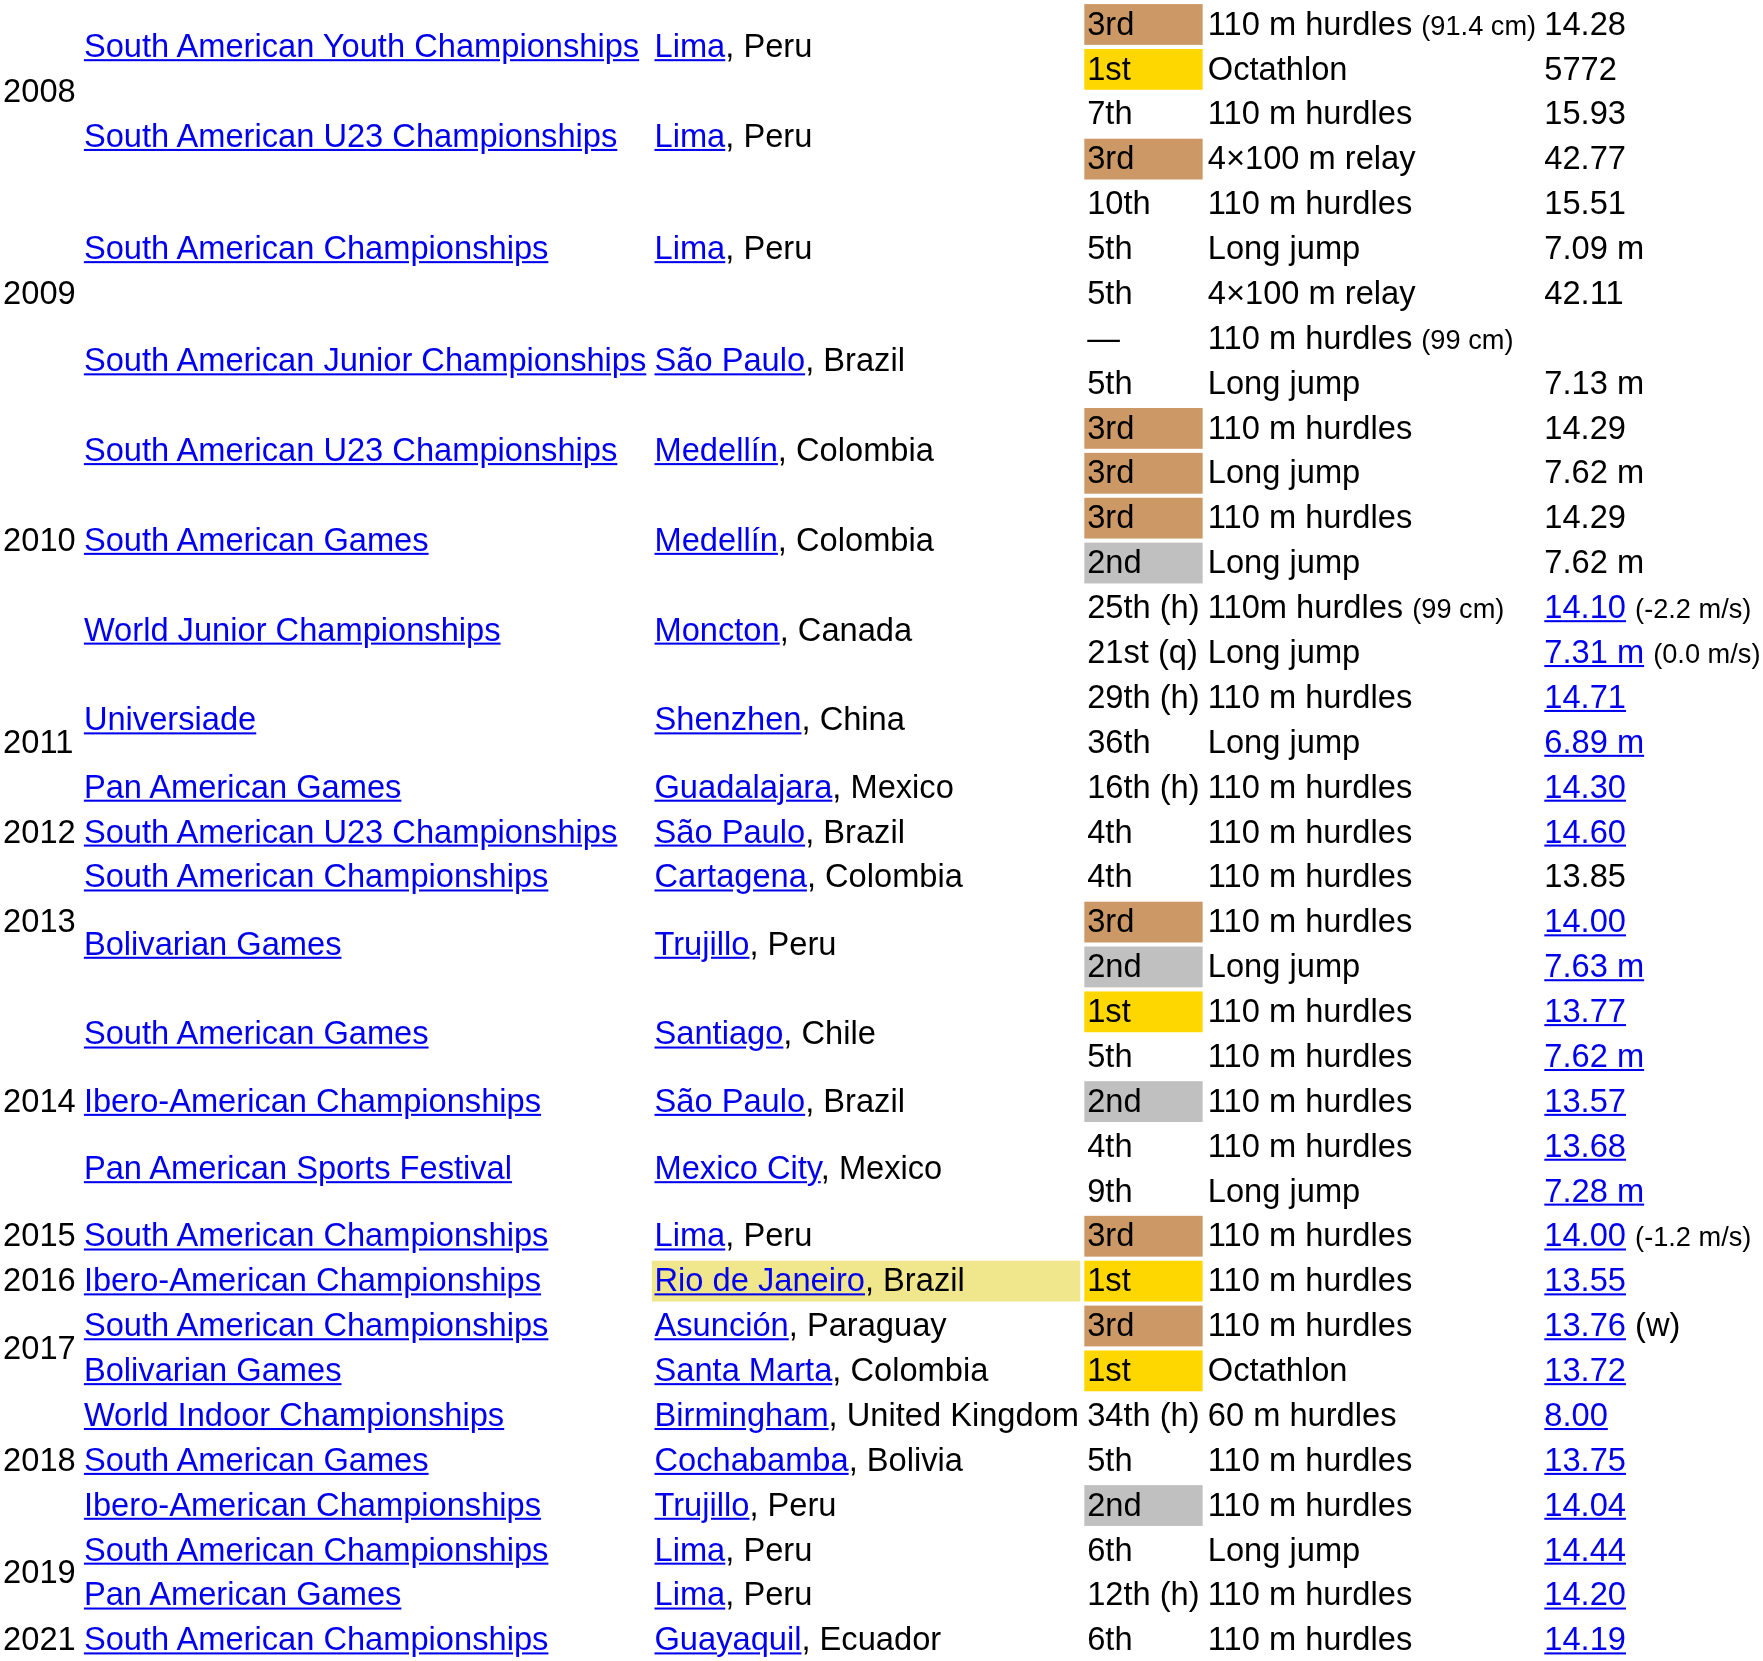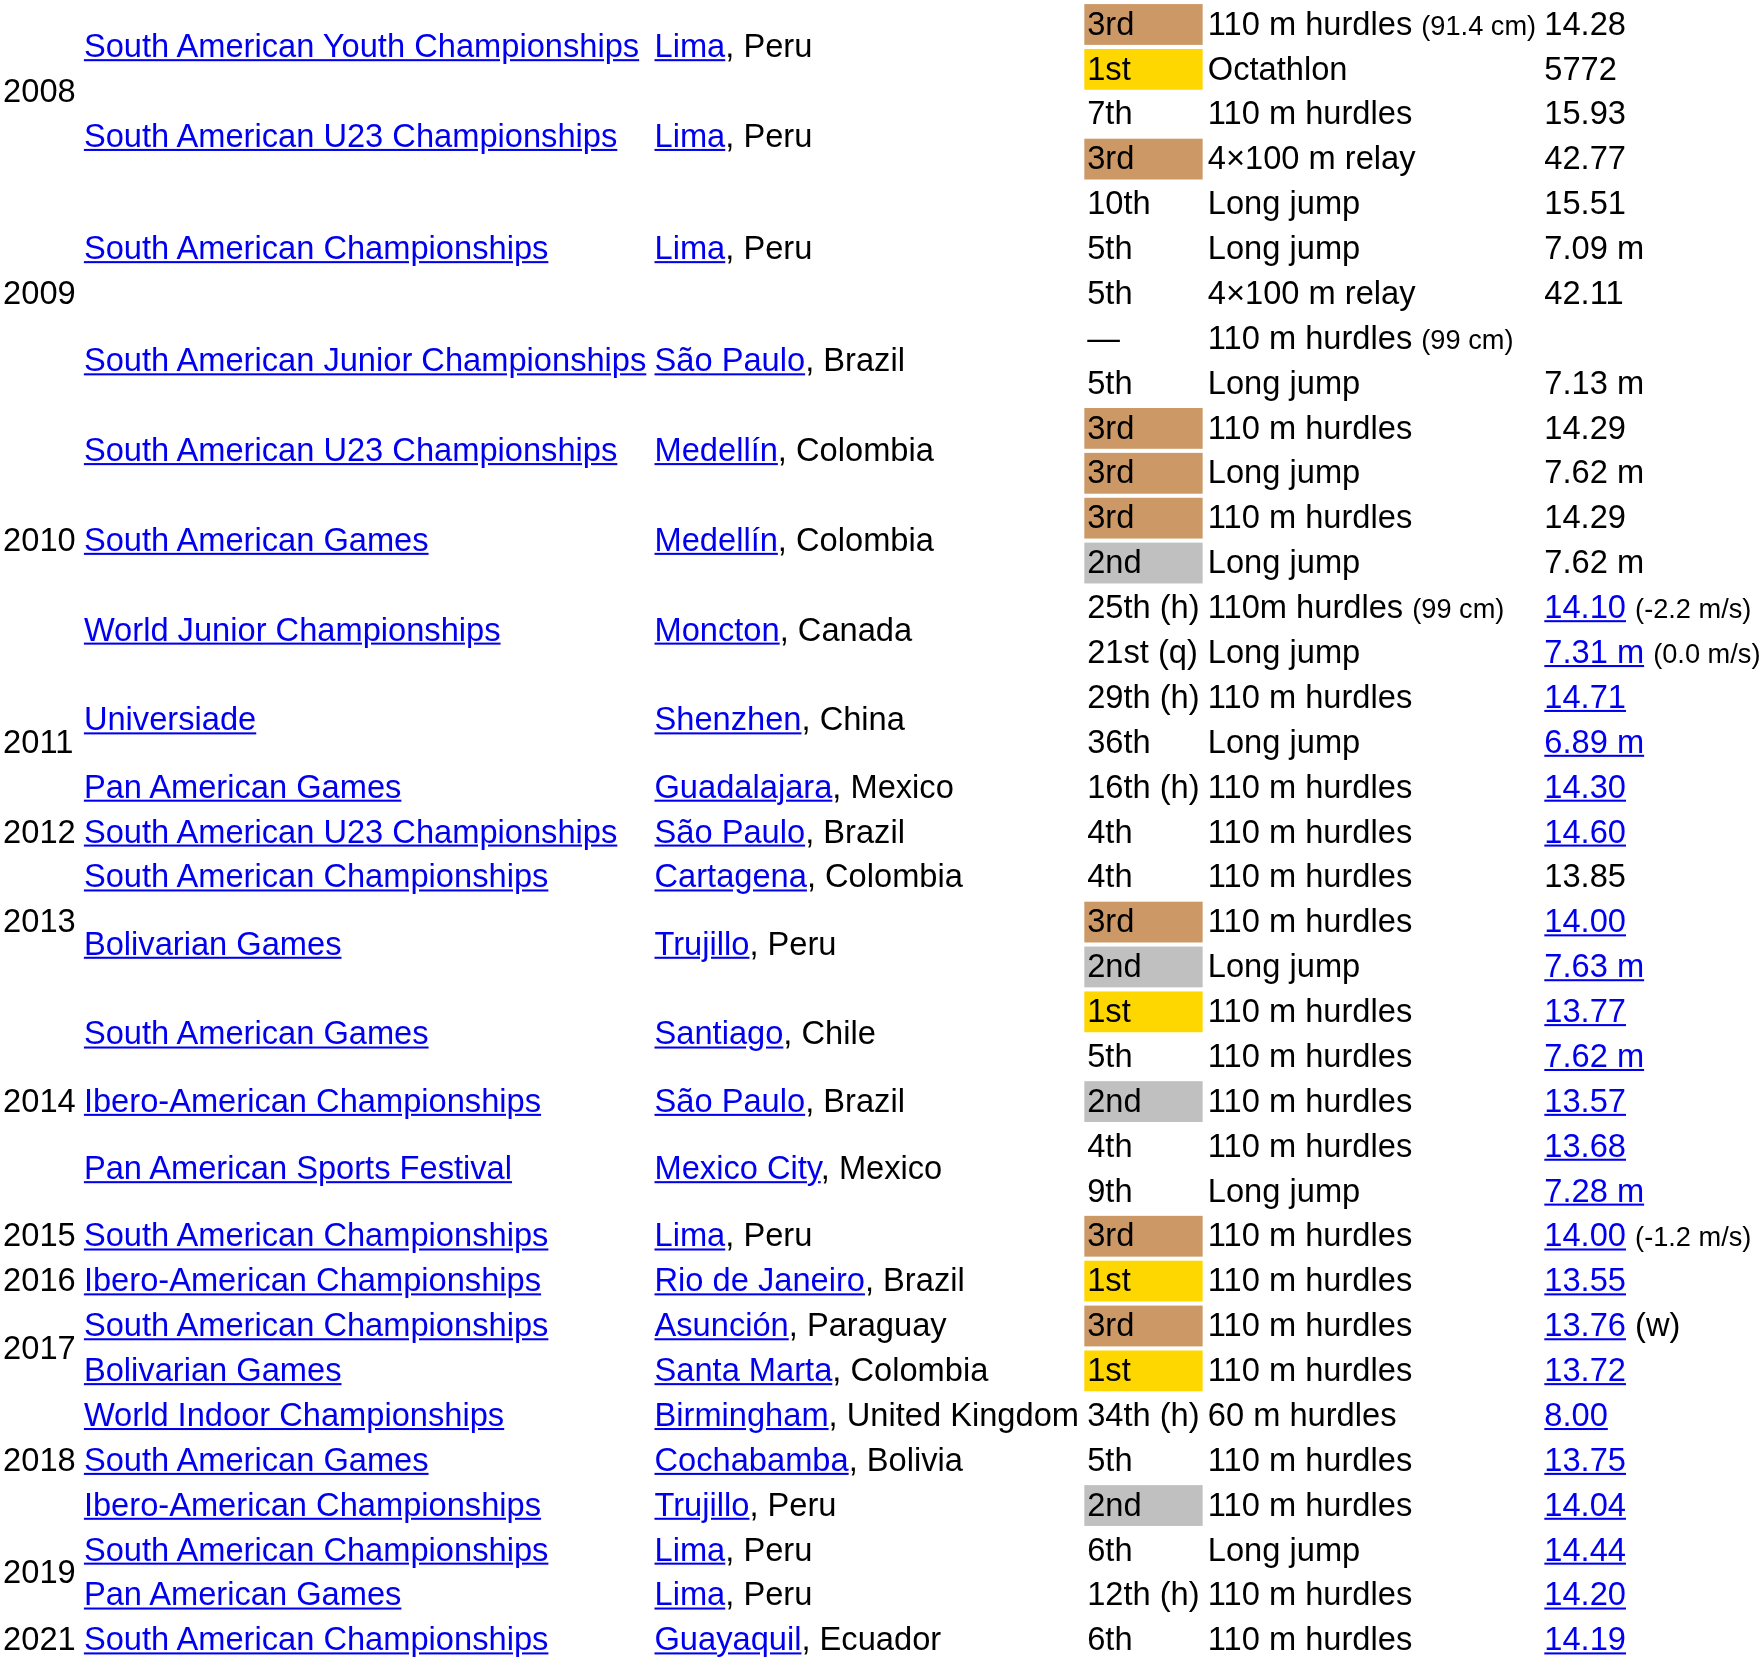(1310, 203) 110 m hurdles -> (1284, 203) Long jump
(810, 1280) khaki background -> (810, 1280) no background
(1278, 1370) Octathlon -> (1310, 1370) 110 m hurdles
